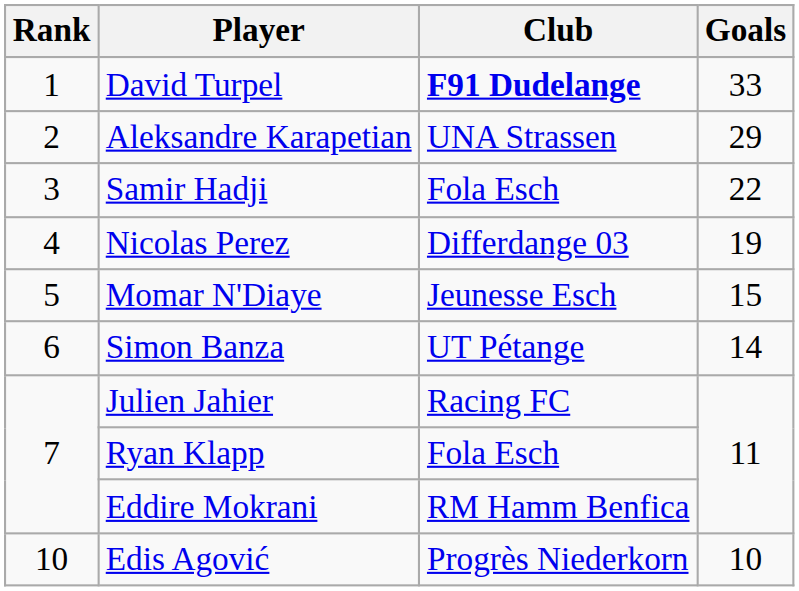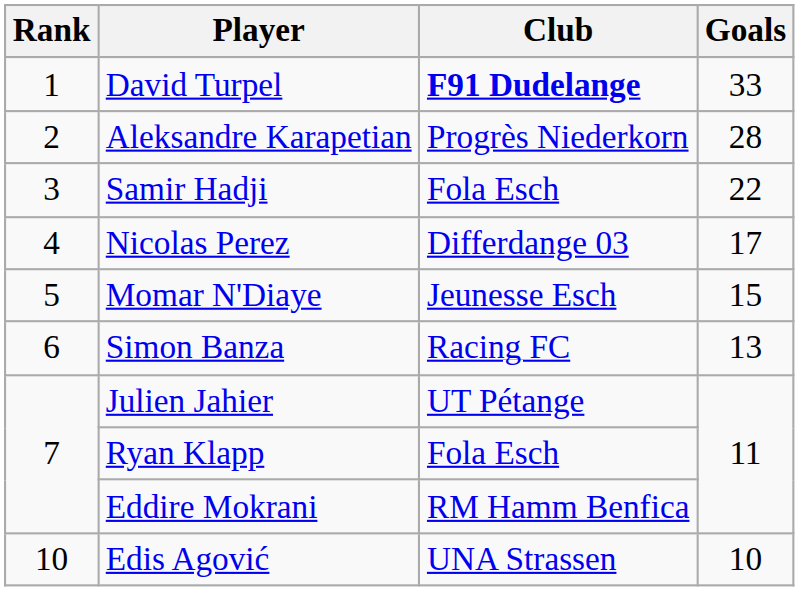(522, 136) UNA Strassen -> (558, 136) Progrès Niederkorn
(745, 136) 29 -> (745, 136) 28
(745, 242) 19 -> (745, 242) 17
(506, 347) UT Pétange -> (499, 347) Racing FC
(745, 347) 14 -> (745, 347) 13
(499, 400) Racing FC -> (506, 400) UT Pétange
(558, 558) Progrès Niederkorn -> (522, 558) UNA Strassen
